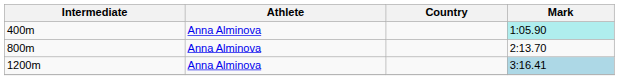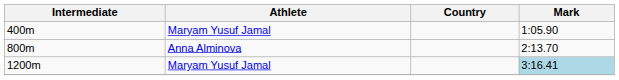(224, 30) Anna Alminova -> (219, 30) Maryam Yusuf Jamal
(528, 30) paleturquoise background -> (540, 30) no background
(224, 65) Anna Alminova -> (219, 65) Maryam Yusuf Jamal
